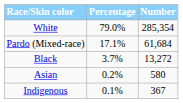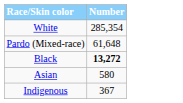- column: (112, 12)
(158, 43) 61,684 -> (107, 43) 61,648
(158, 59) normal -> (107, 59) bold
